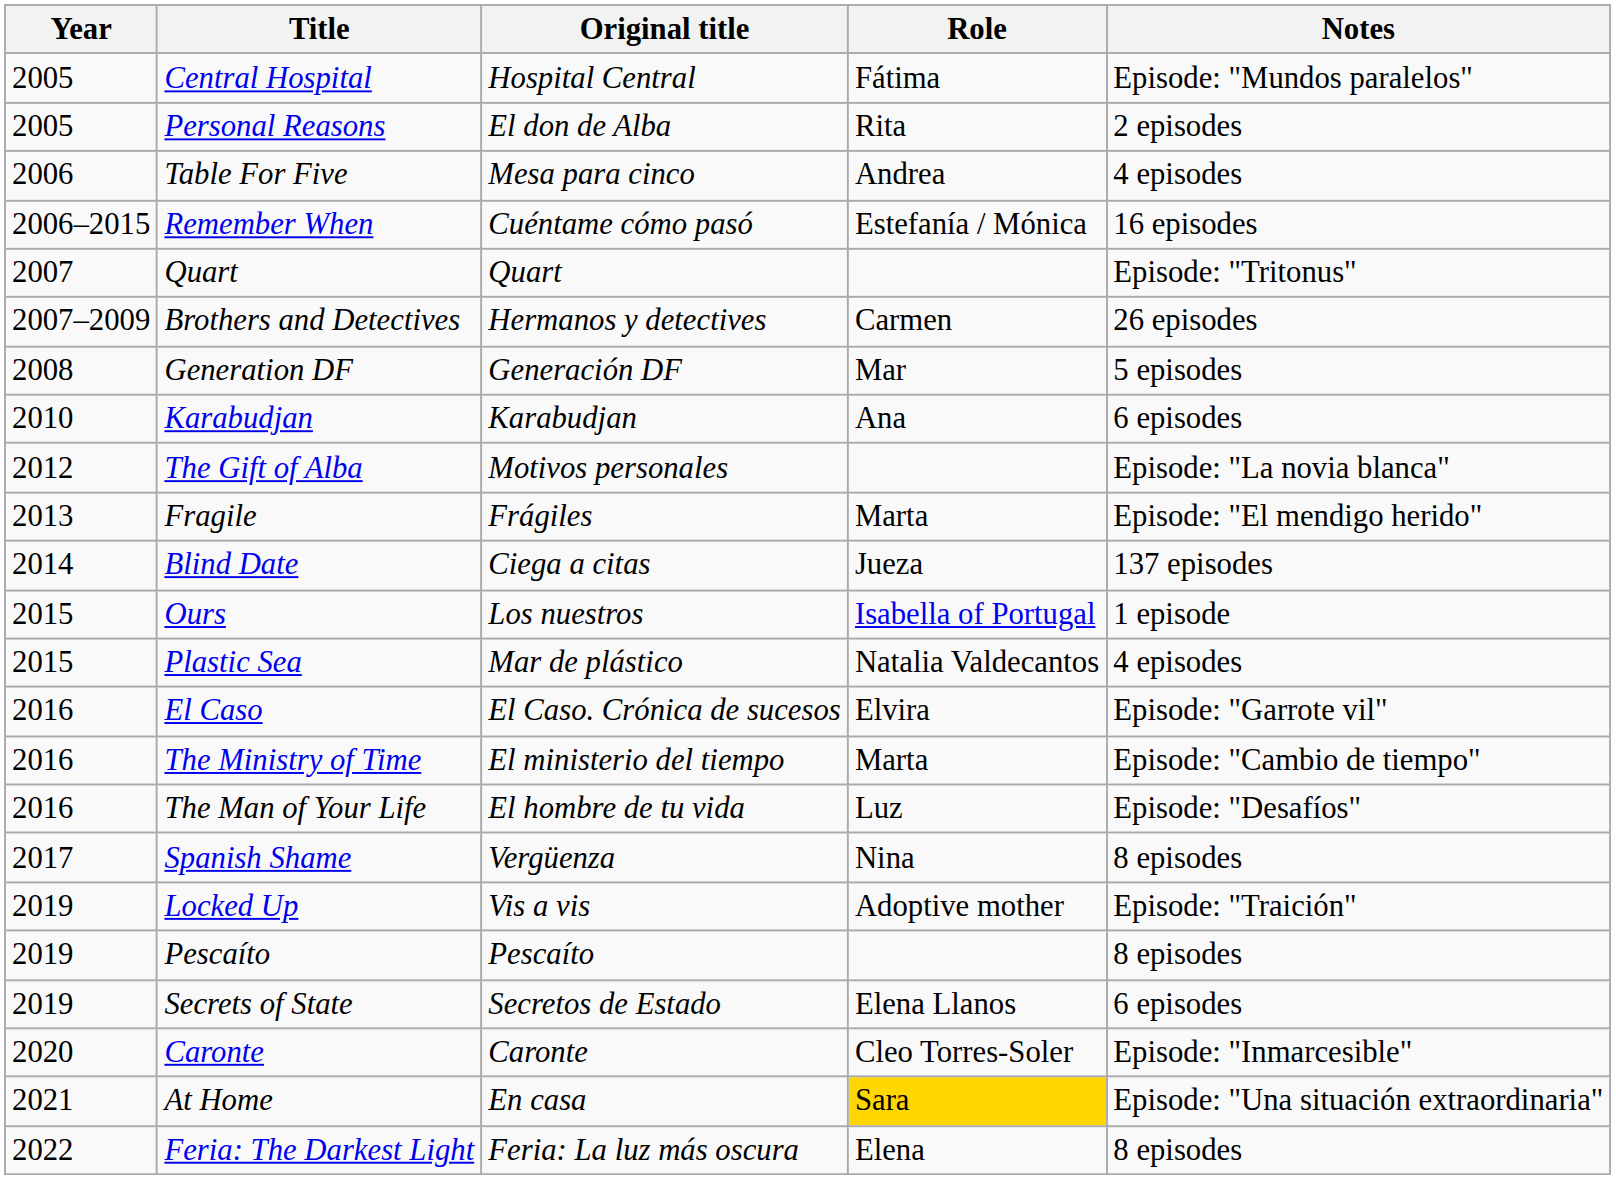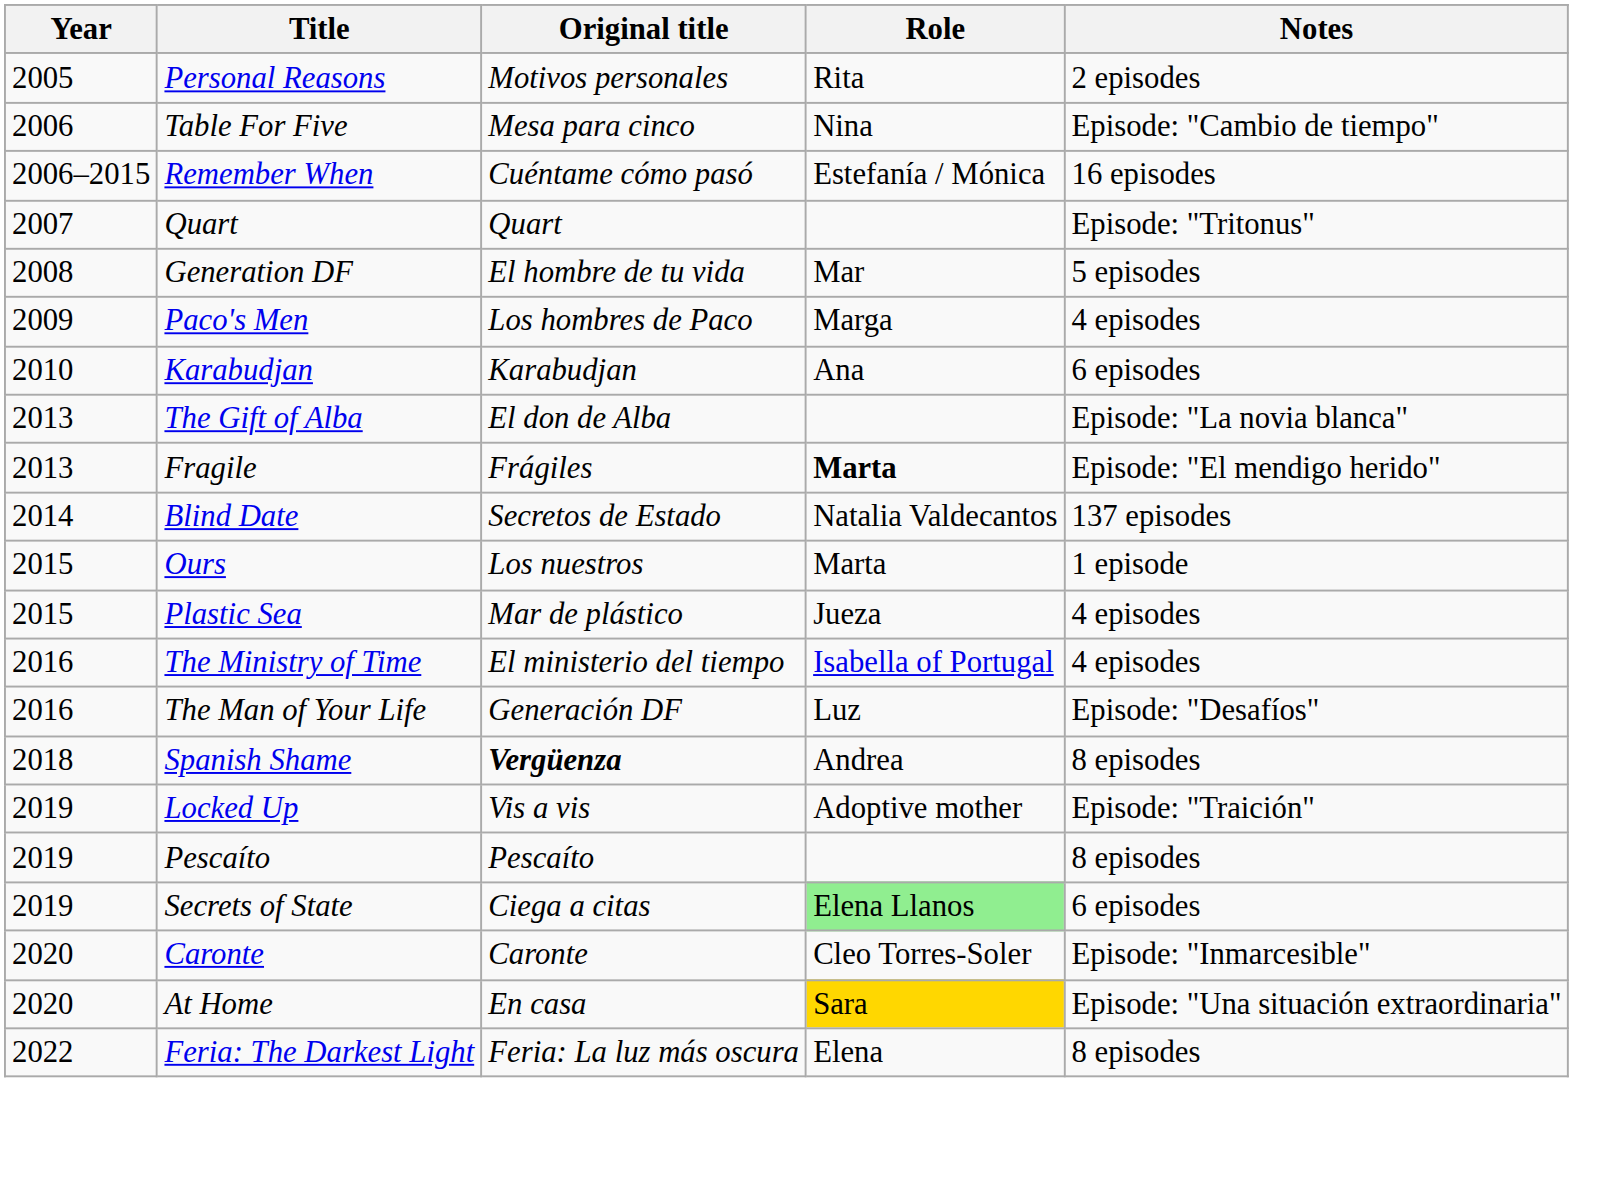- row: (268, 77)
(580, 126) El don de Alba -> (608, 77) Motivos personales
(900, 175) Andrea -> (843, 126) Nina
(1178, 175) 4 episodes -> (1255, 126) Episode: "Cambio de tiempo"
- row: (312, 321)
(585, 369) Generación DF -> (617, 272) El hombre de tu vida
+ row: (236, 321)
(43, 467) 2012 -> (43, 418) 2013
(608, 467) Motivos personales -> (580, 418) El don de Alba
(892, 516) normal -> (855, 467) bold
(569, 564) Ciega a citas -> (605, 516) Secretos de Estado
(889, 564) Jueza -> (935, 516) Natalia Valdecantos
(975, 613) Isabella of Portugal -> (850, 564) Marta
(977, 662) Natalia Valdecantos -> (847, 613) Jueza
- row: (214, 710)
(892, 759) Marta -> (933, 662) Isabella of Portugal
(1297, 759) Episode: "Cambio de tiempo" -> (1136, 662) 4 episodes
(617, 808) El hombre de tu vida -> (585, 710) Generación DF
(43, 857) 2017 -> (43, 759) 2018
(552, 857) normal -> (555, 759) bold
(885, 857) Nina -> (858, 759) Andrea
(605, 1003) Secretos de Estado -> (569, 905) Ciega a citas
(936, 1003) no background -> (894, 905) lightgreen background
(43, 1100) 2021 -> (43, 1003) 2020
